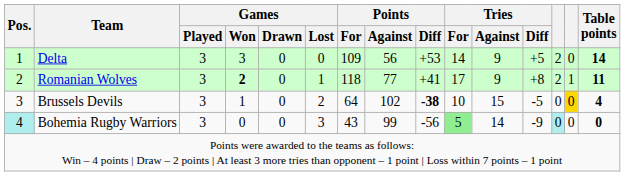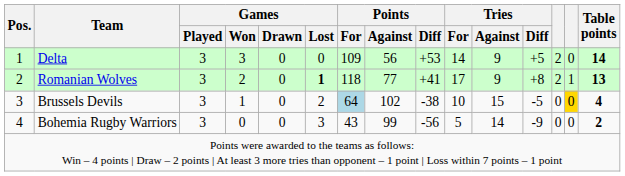(242, 79) bold -> (242, 79) normal
(321, 79) normal -> (321, 79) bold
(599, 79) 11 -> (599, 79) 13
(351, 101) no background -> (351, 101) lightblue background
(430, 101) bold -> (430, 101) normal
(19, 123) paleturquoise background -> (19, 123) no background
(458, 123) lightgreen background -> (458, 123) no background
(558, 123) paleturquoise background -> (558, 123) no background
(599, 123) 0 -> (599, 123) 2
